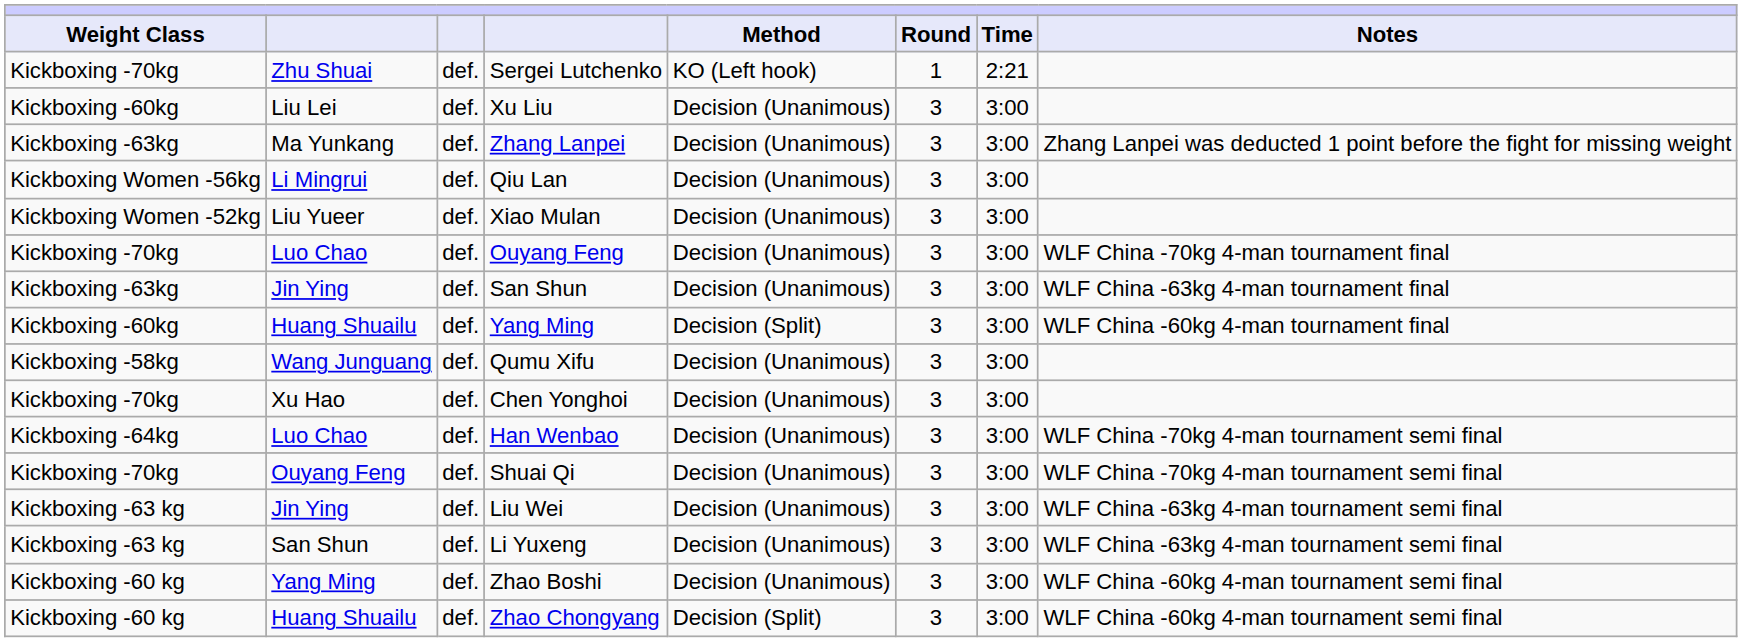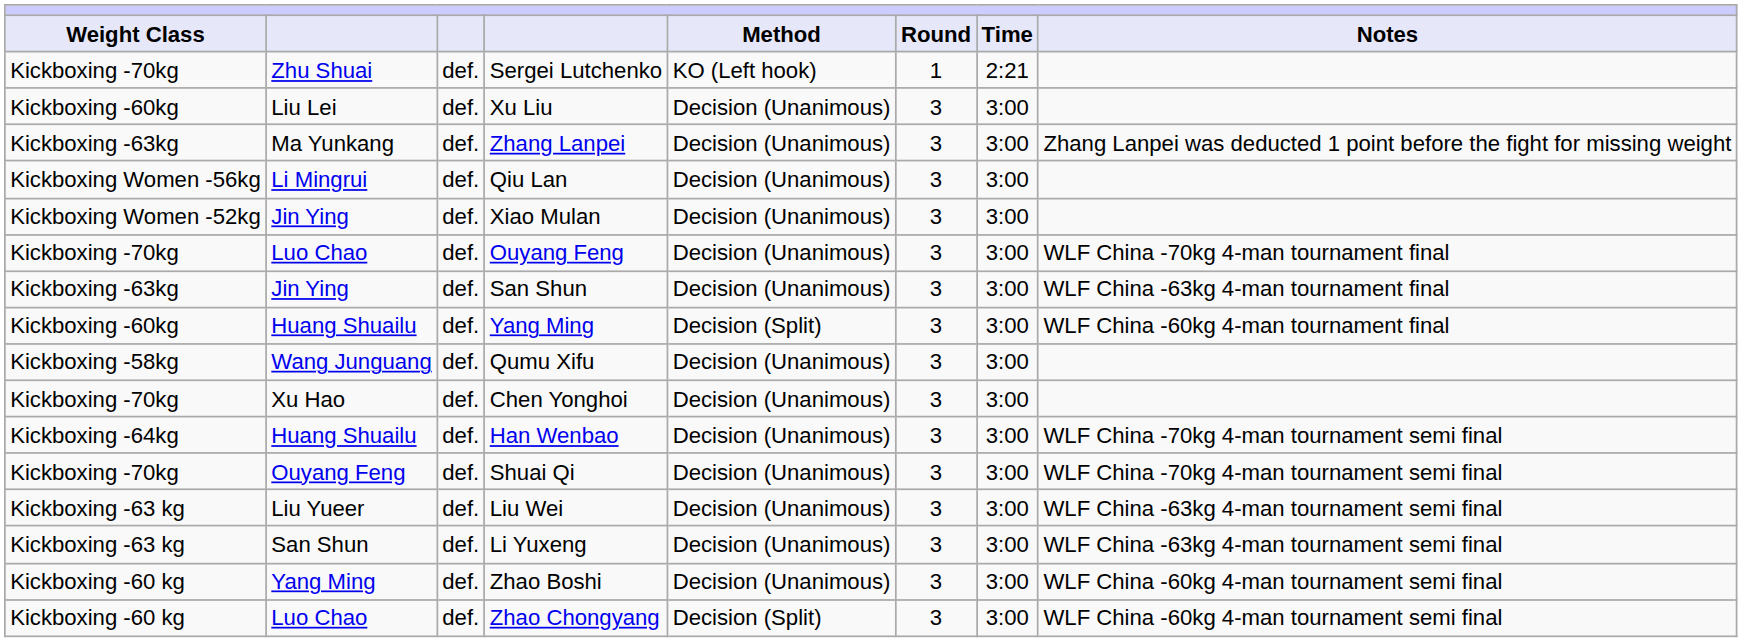(318, 216) Liu Yueer -> (310, 216) Jin Ying
(319, 435) Luo Chao -> (344, 435) Huang Shuailu
(310, 508) Jin Ying -> (318, 508) Liu Yueer
(344, 617) Huang Shuailu -> (319, 617) Luo Chao
